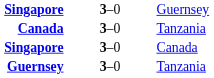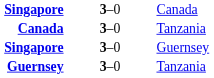rows swapped: (34, 9) <-> (34, 47)
